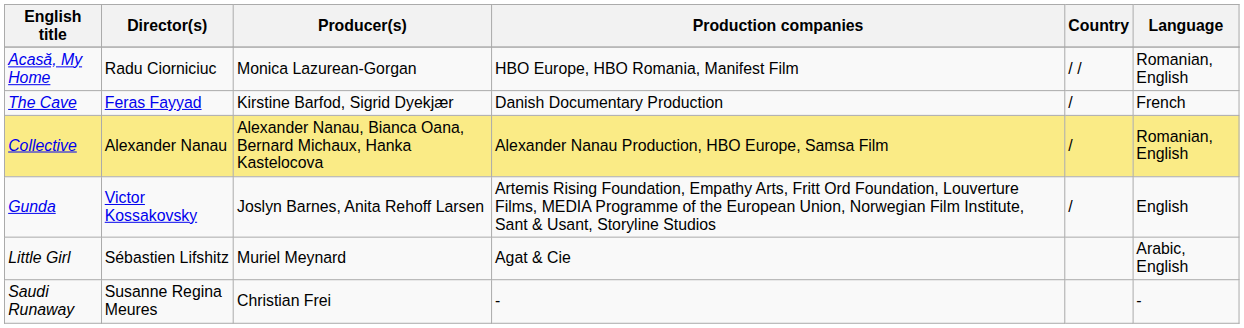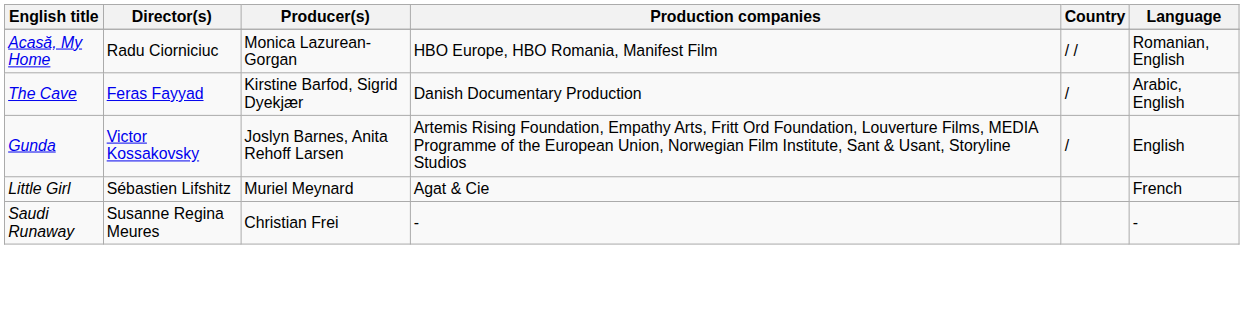(1161, 102) French -> (1159, 94) Arabic, English
- row: (42, 145)
(1162, 258) Arabic, English -> (1157, 188) French
